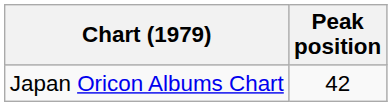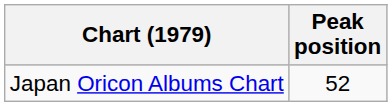(338, 82) 42 -> (338, 82) 52
